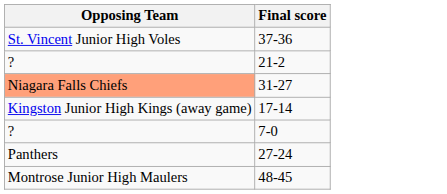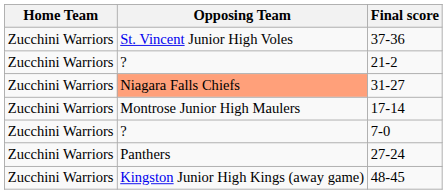+ column: (61, 16)
(130, 108) Kingston Junior High Kings (away game) -> (210, 108) Montrose Junior High Maulers
(98, 177) Montrose Junior High Maulers -> (242, 177) Kingston Junior High Kings (away game)
